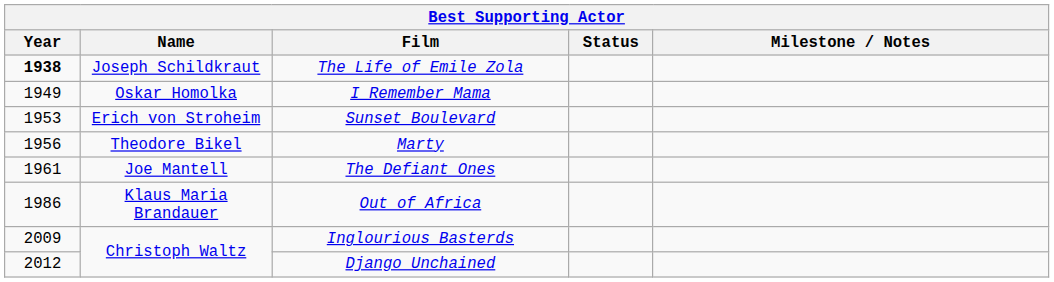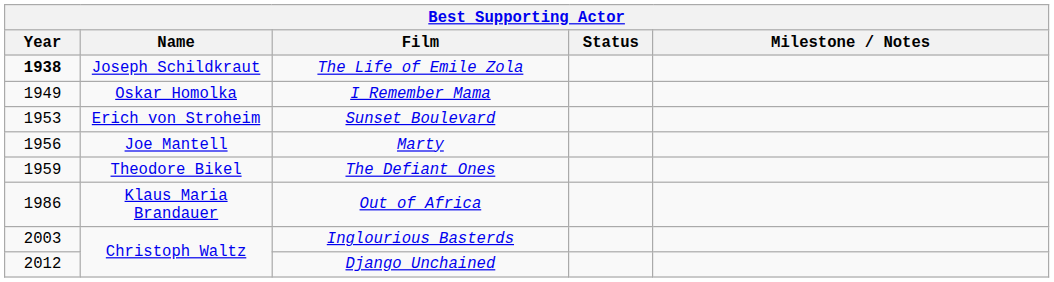(176, 144) Theodore Bikel -> (176, 144) Joe Mantell
(43, 170) 1961 -> (43, 170) 1959
(176, 170) Joe Mantell -> (176, 170) Theodore Bikel
(43, 239) 2009 -> (43, 239) 2003
